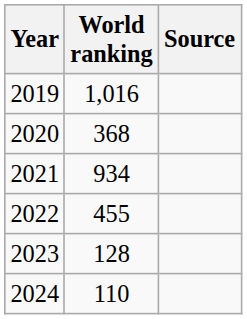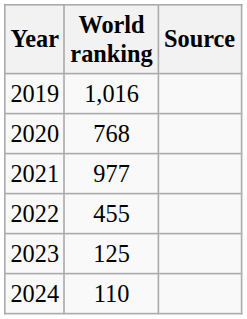(112, 133) 368 -> (112, 133) 768
(112, 173) 934 -> (112, 173) 977
(112, 254) 128 -> (112, 254) 125
